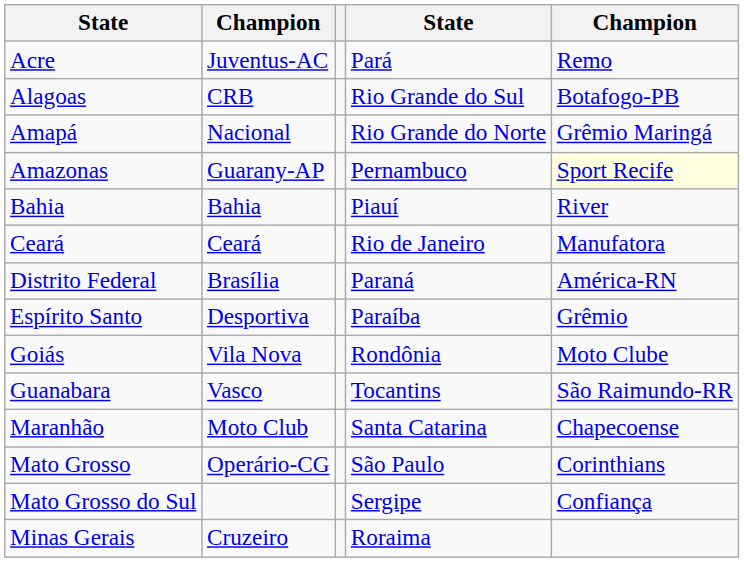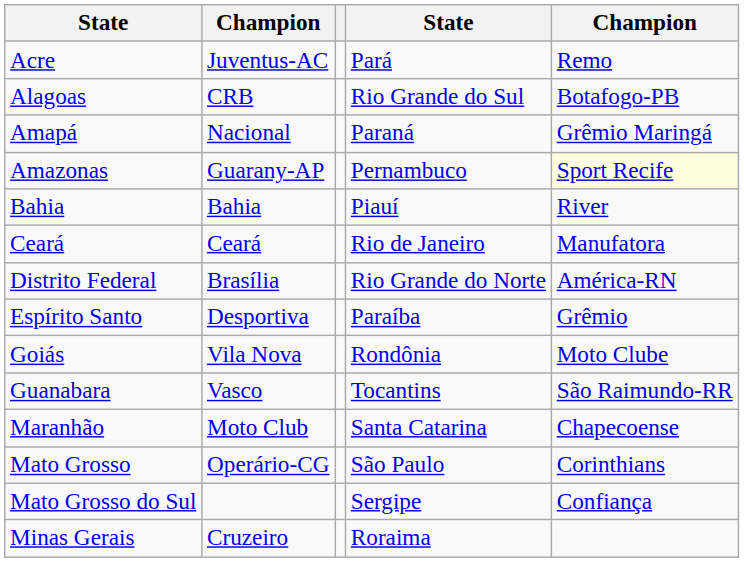(448, 133) Rio Grande do Norte -> (382, 133) Paraná
(382, 280) Paraná -> (448, 280) Rio Grande do Norte
